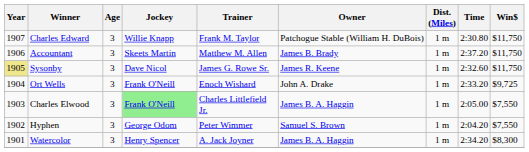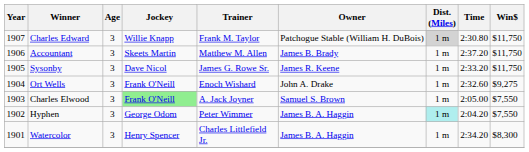(442, 38) no background -> (442, 38) lightgrey background
(16, 68) khaki background -> (16, 68) no background
(474, 68) 2:32.60 -> (474, 68) 2:33.20
(474, 84) 2:33.20 -> (474, 84) 2:32.60
(505, 84) $9,725 -> (505, 84) $9,275
(233, 104) Charles Littlefield Jr. -> (226, 99) A. Jack Joyner
(317, 104) James B. A. Haggin -> (313, 99) Samuel S. Brown
(313, 125) Samuel S. Brown -> (317, 114) James B. A. Haggin
(442, 125) no background -> (442, 114) paleturquoise background
(226, 140) A. Jack Joyner -> (233, 135) Charles Littlefield Jr.
